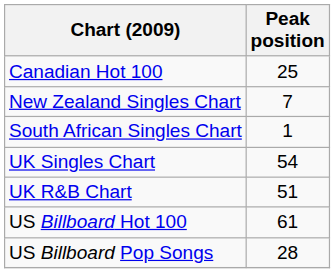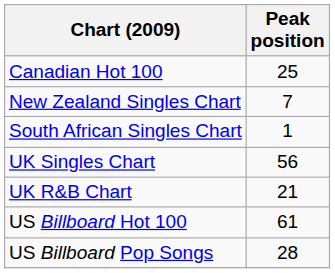(288, 161) 54 -> (288, 161) 56
(288, 191) 51 -> (288, 191) 21
